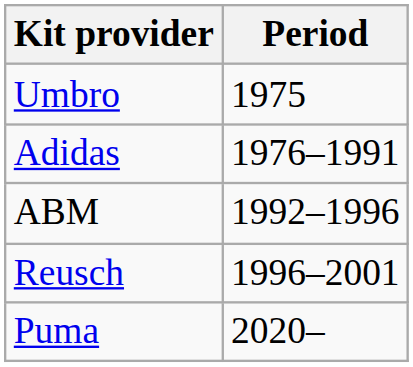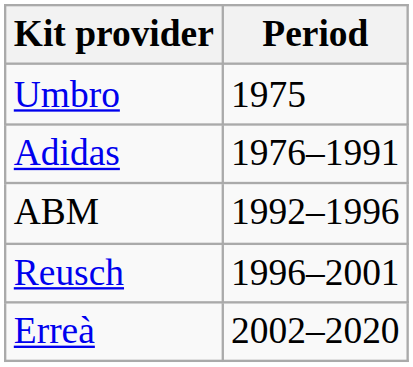+ row: (54, 331)
- row: (56, 331)
